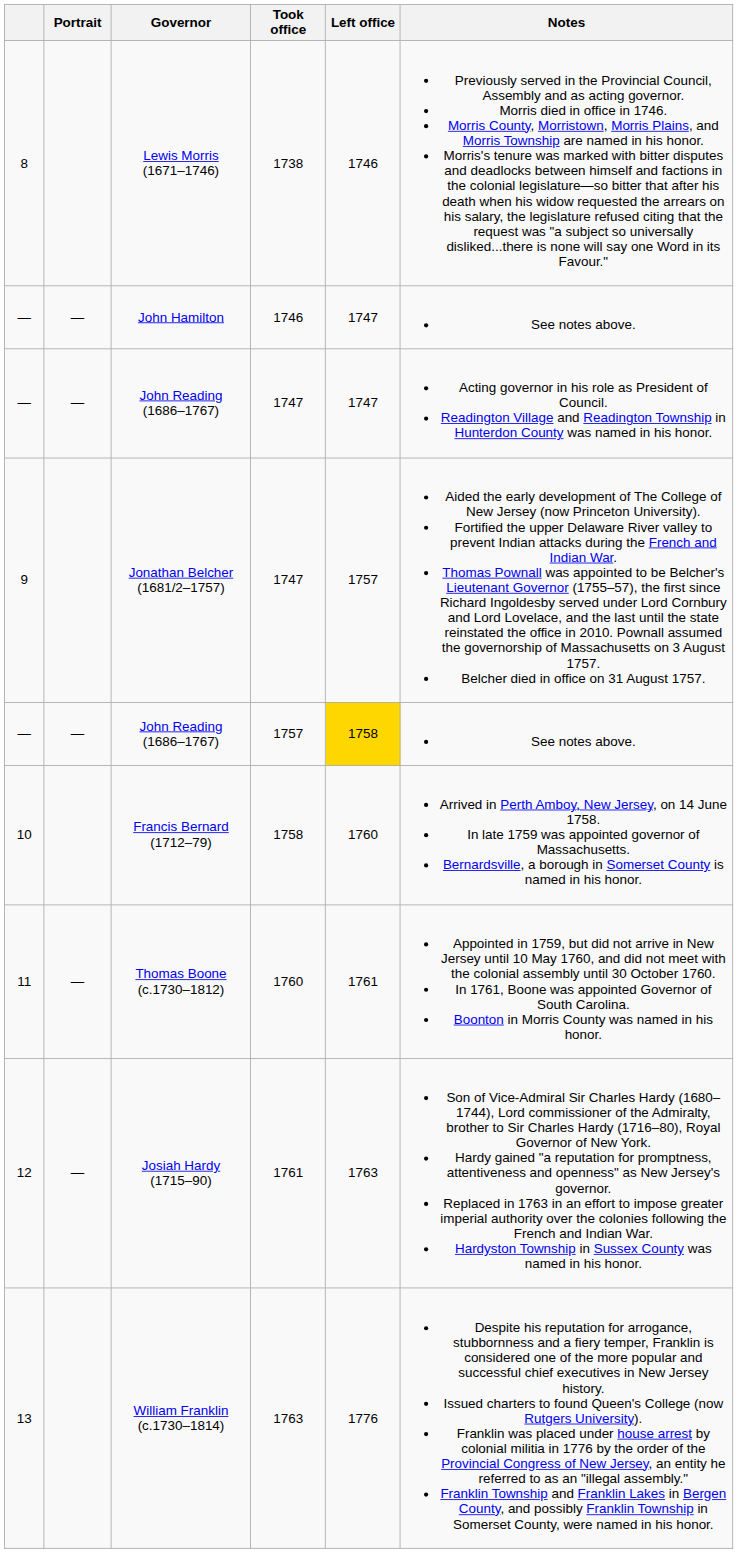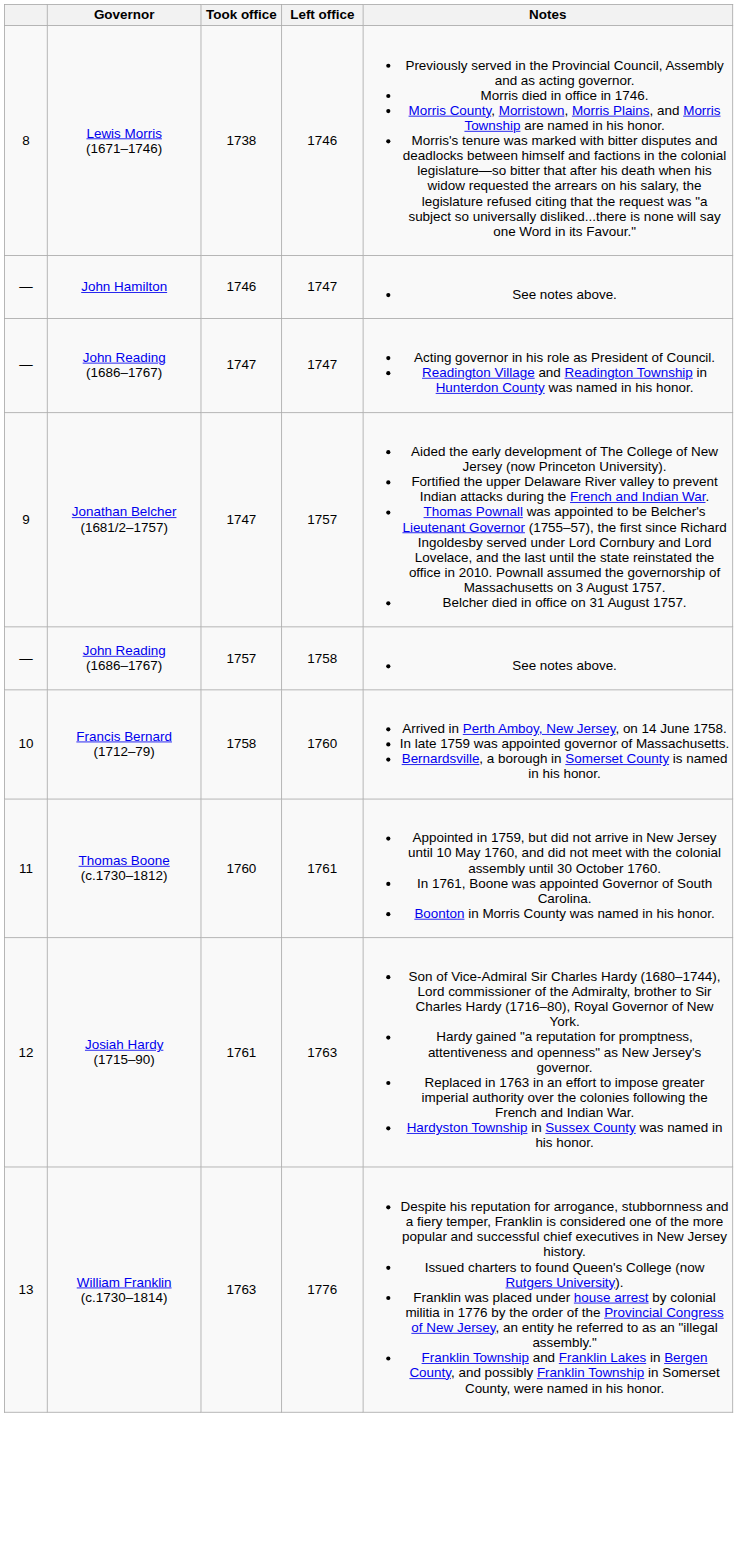- column: (78, 22)
(363, 734) gold background -> (322, 658) no background
